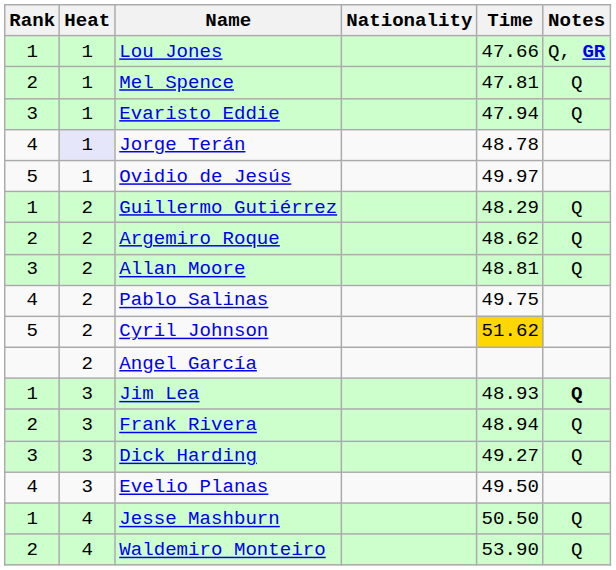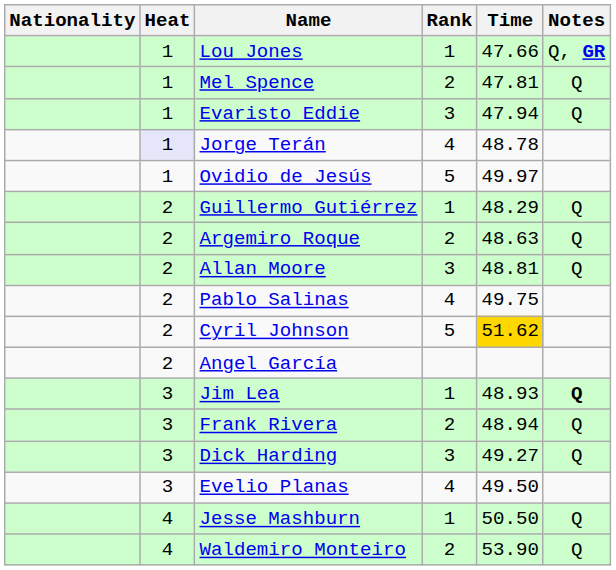columns swapped: (32, 20) <-> (409, 20)
(510, 238) 48.62 -> (510, 238) 48.63
